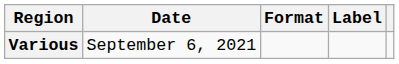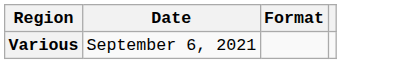- column: (357, 18)
